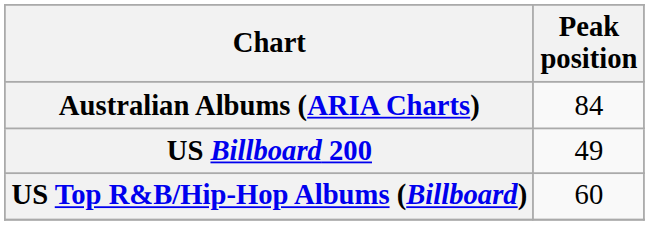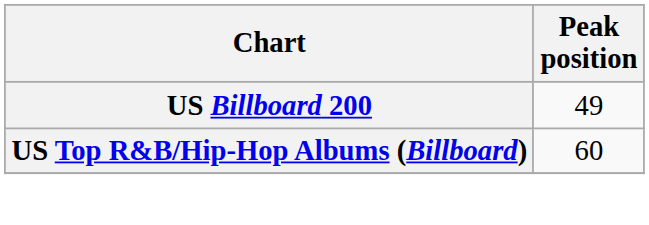- row: (269, 104)
